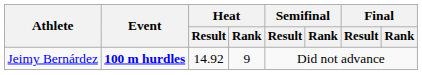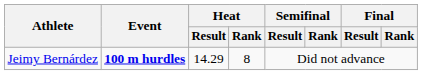(209, 58) 14.92 -> (209, 58) 14.29
(247, 58) 9 -> (247, 58) 8
